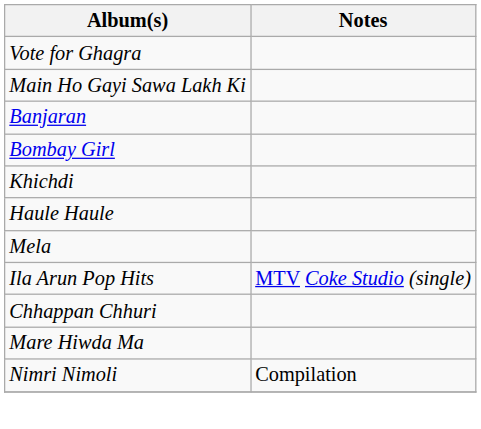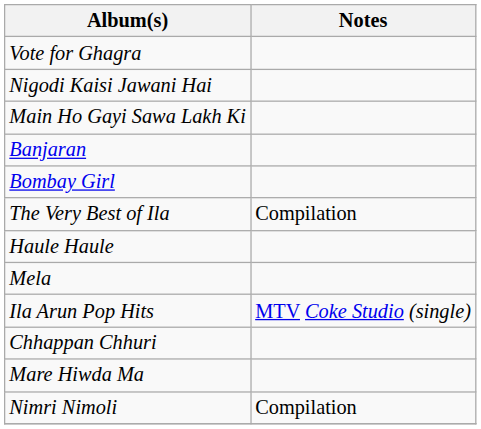+ row: (111, 85)
+ row: (89, 213)
- row: (41, 181)
